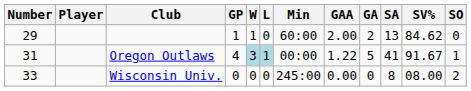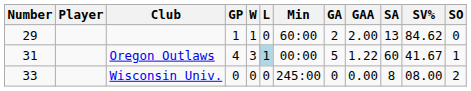columns swapped: (371, 15) <-> (342, 15)
(253, 55) lightblue background -> (253, 55) no background
(392, 55) 41 -> (392, 55) 60
(424, 55) 91.67 -> (424, 55) 41.67
